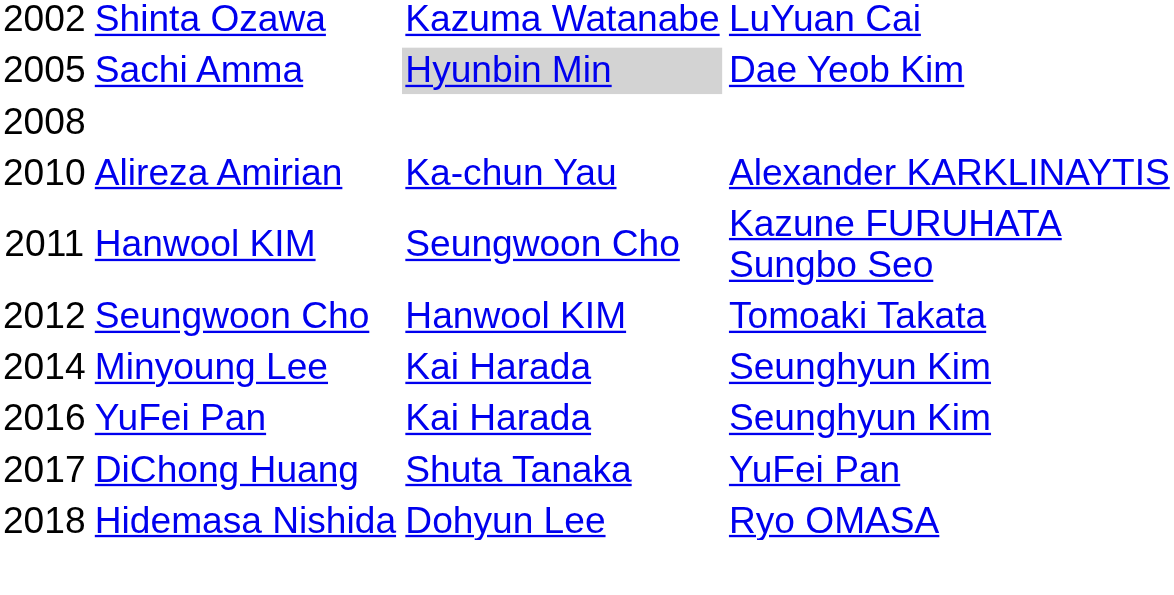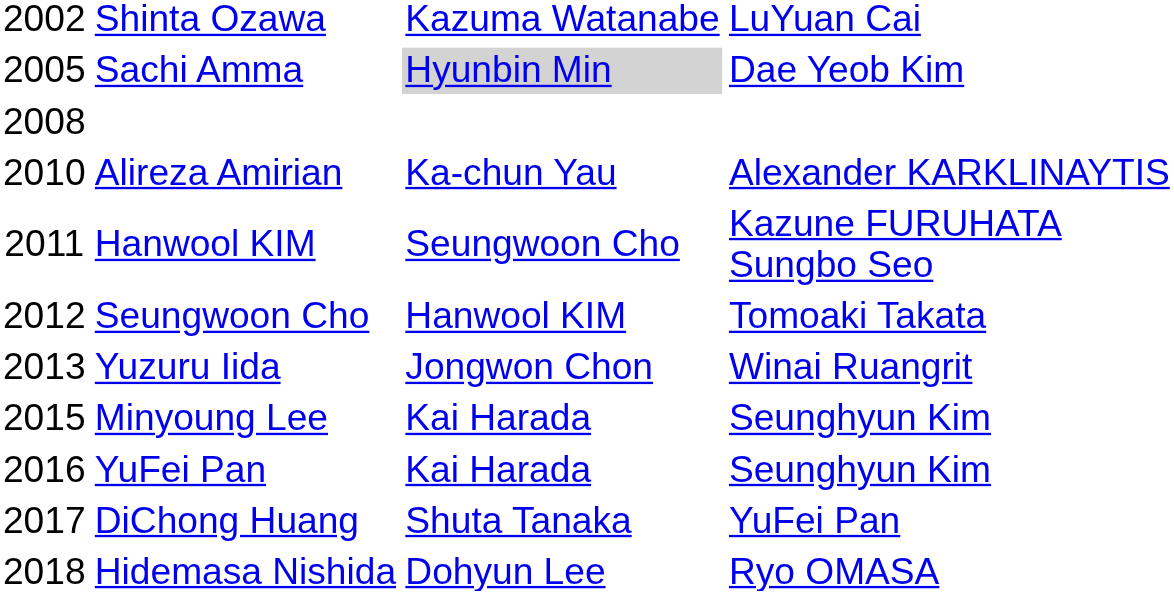+ row: (188, 367)
(44, 367) 2014 -> (44, 418) 2015
